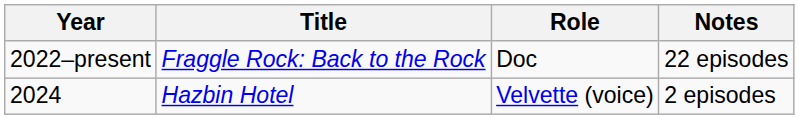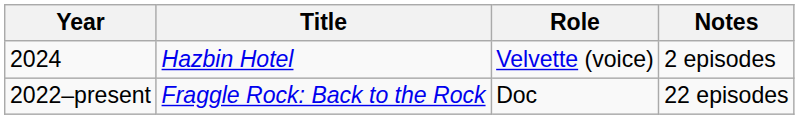rows swapped: (80, 59) <-> (36, 95)
